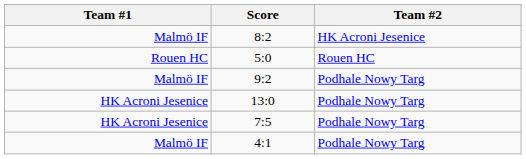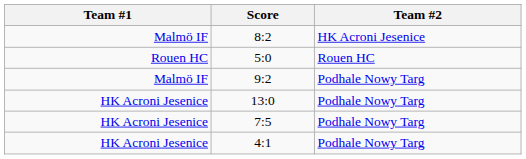(181, 143) Malmö IF -> (154, 143) HK Acroni Jesenice
